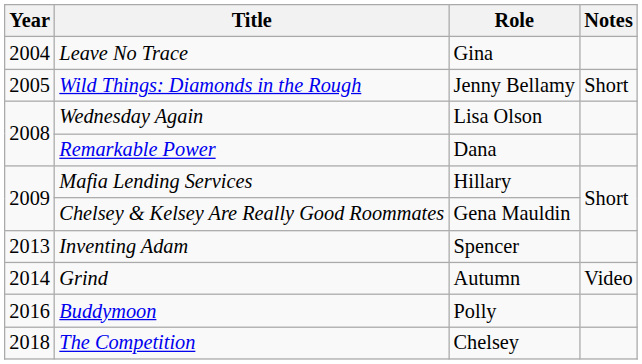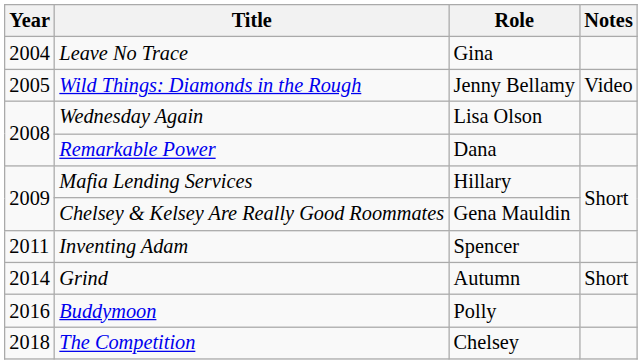(606, 85) Short -> (608, 85) Video
(30, 246) 2013 -> (29, 246) 2011
(608, 278) Video -> (606, 278) Short
